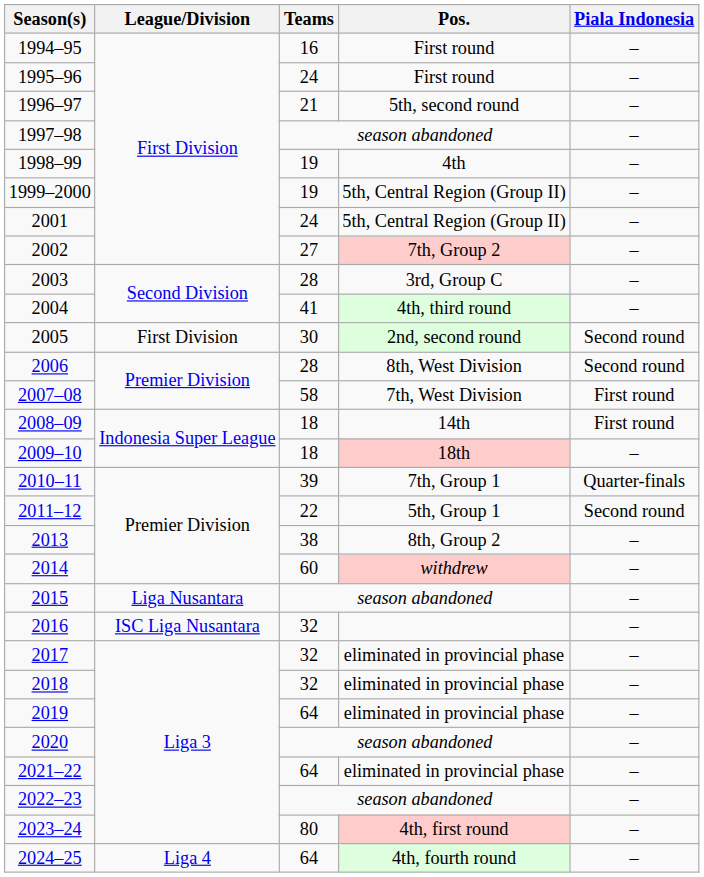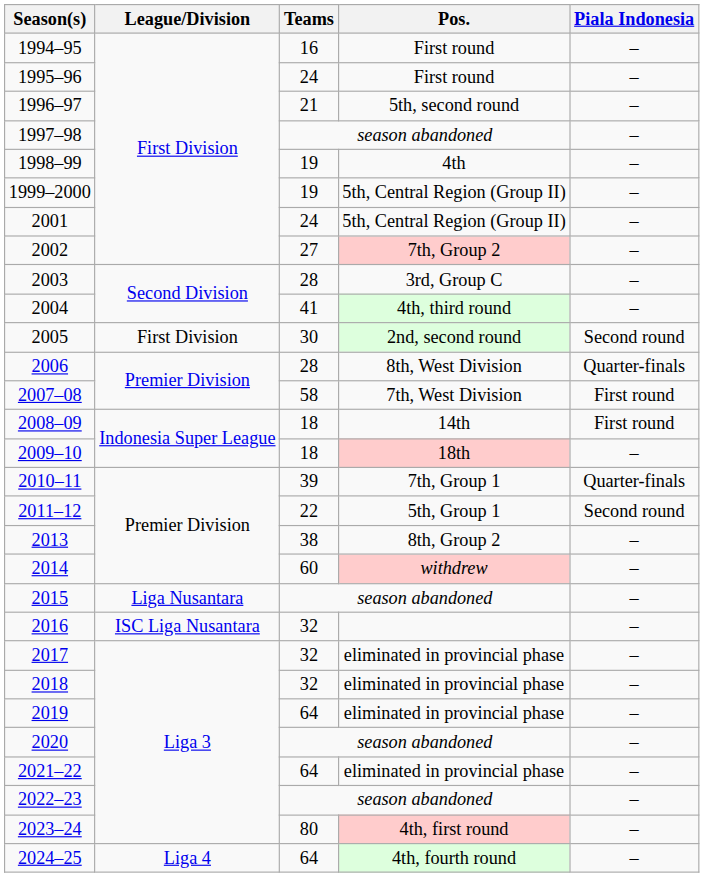(634, 366) Second round -> (634, 366) Quarter-finals
